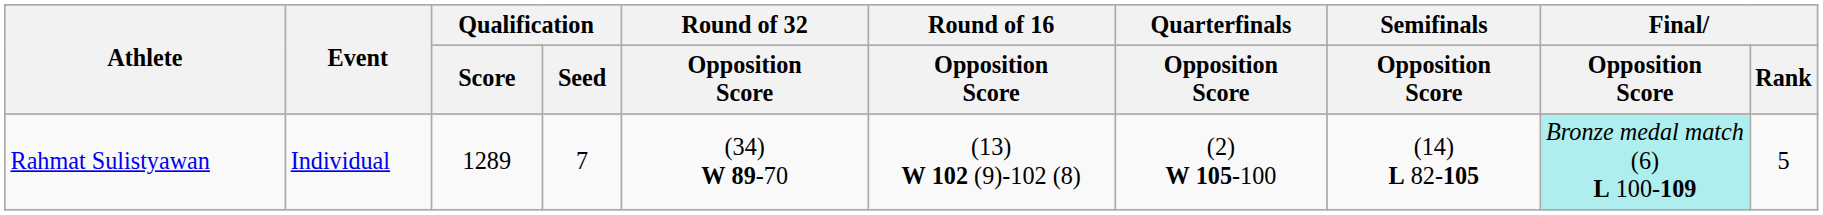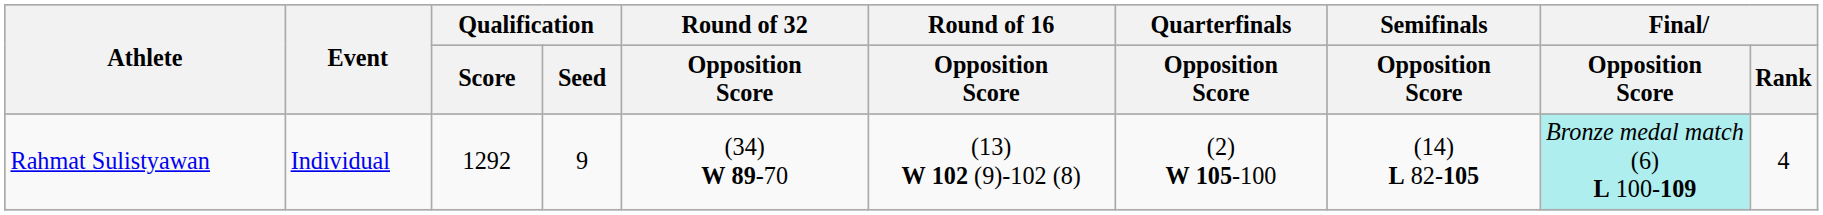(487, 161) 1289 -> (487, 161) 1292
(582, 161) 7 -> (582, 161) 9
(1783, 161) 5 -> (1783, 161) 4
